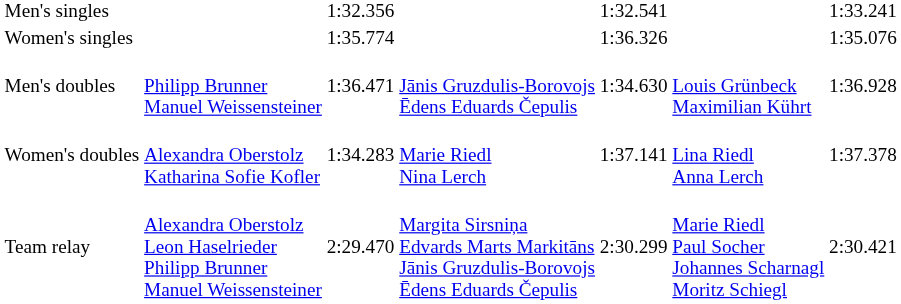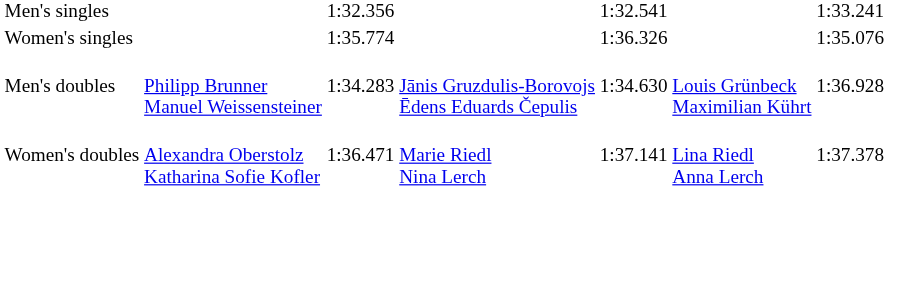(361, 85) 1:36.471 -> (361, 85) 1:34.283
(361, 155) 1:34.283 -> (361, 155) 1:36.471
- row: (47, 246)
